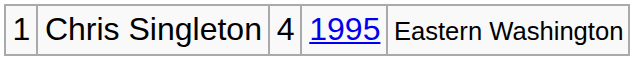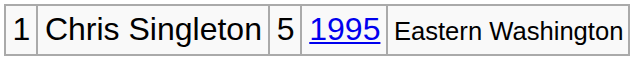(286, 29) 4 -> (286, 29) 5
